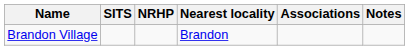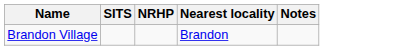- column: (320, 14)
